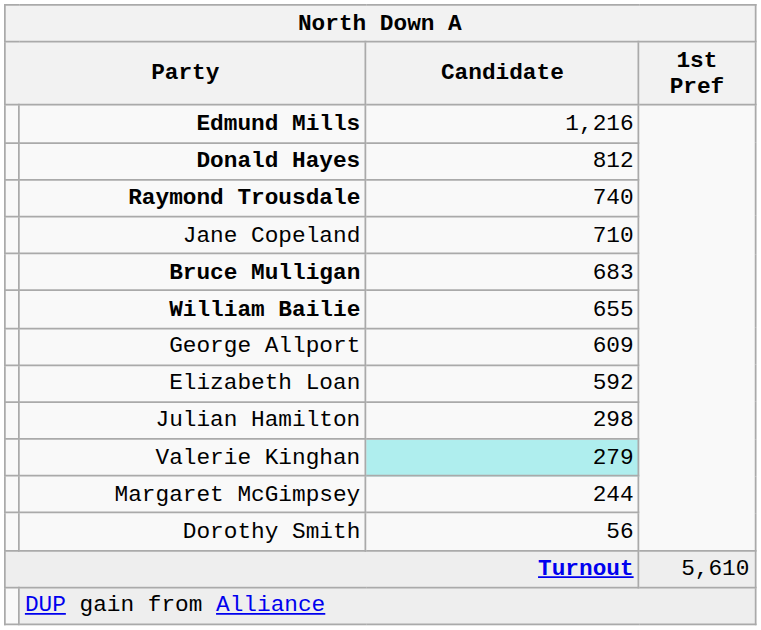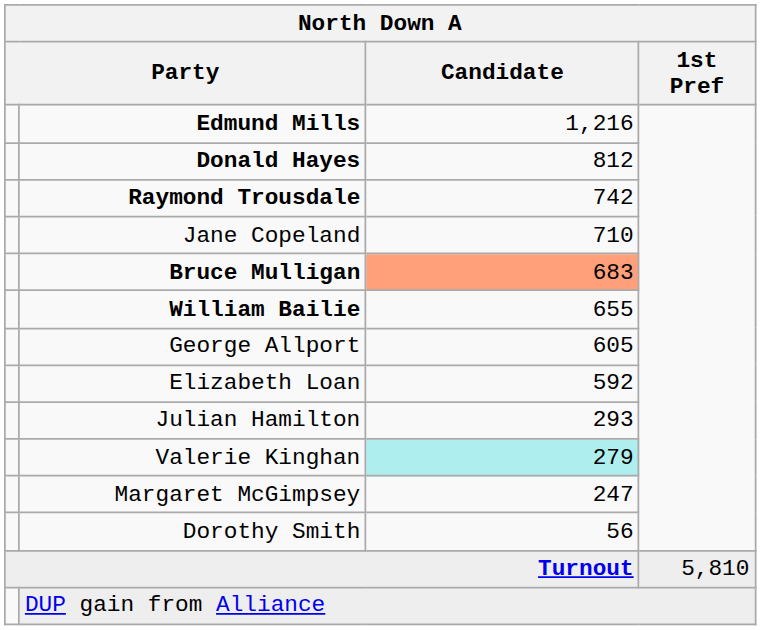(613, 198) 740 -> (613, 198) 742
(613, 272) no background -> (613, 272) lightsalmon background
(613, 346) 609 -> (613, 346) 605
(613, 420) 298 -> (613, 420) 293
(613, 495) 244 -> (613, 495) 247
(715, 569) 5,610 -> (715, 569) 5,810
